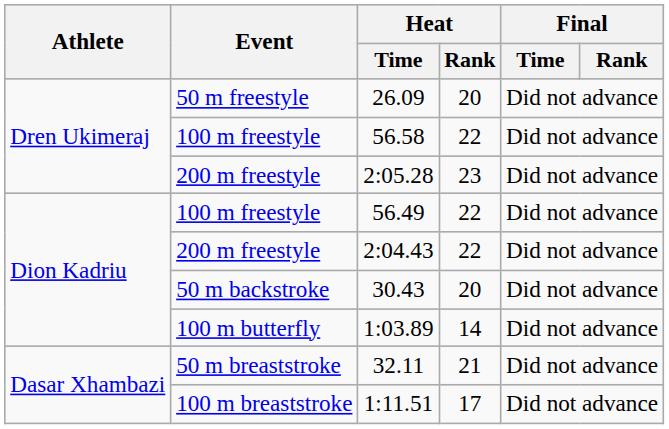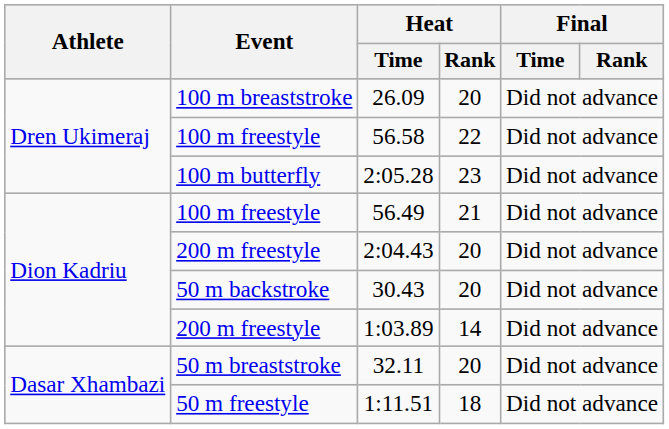(242, 98) 50 m freestyle -> (264, 98) 100 m breaststroke
(248, 174) 200 m freestyle -> (248, 174) 100 m butterfly
(470, 213) 22 -> (470, 213) 21
(470, 251) 22 -> (470, 251) 20
(248, 327) 100 m butterfly -> (248, 327) 200 m freestyle
(470, 366) 21 -> (470, 366) 20
(264, 404) 100 m breaststroke -> (242, 404) 50 m freestyle
(470, 404) 17 -> (470, 404) 18
